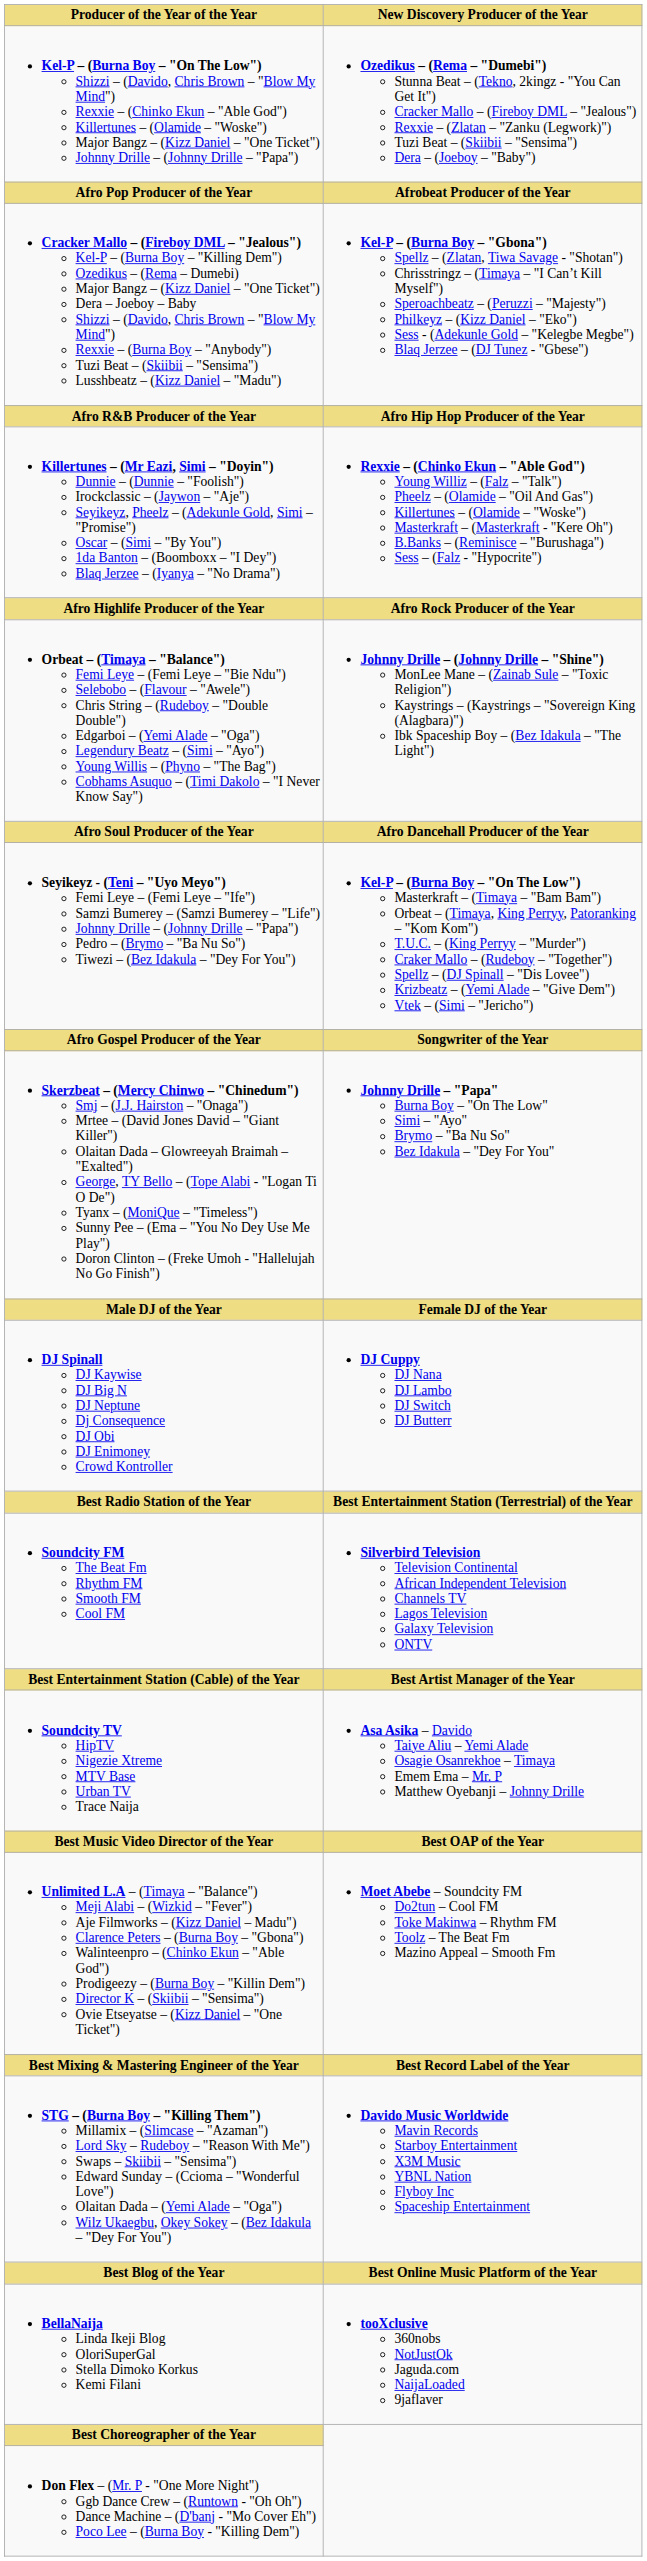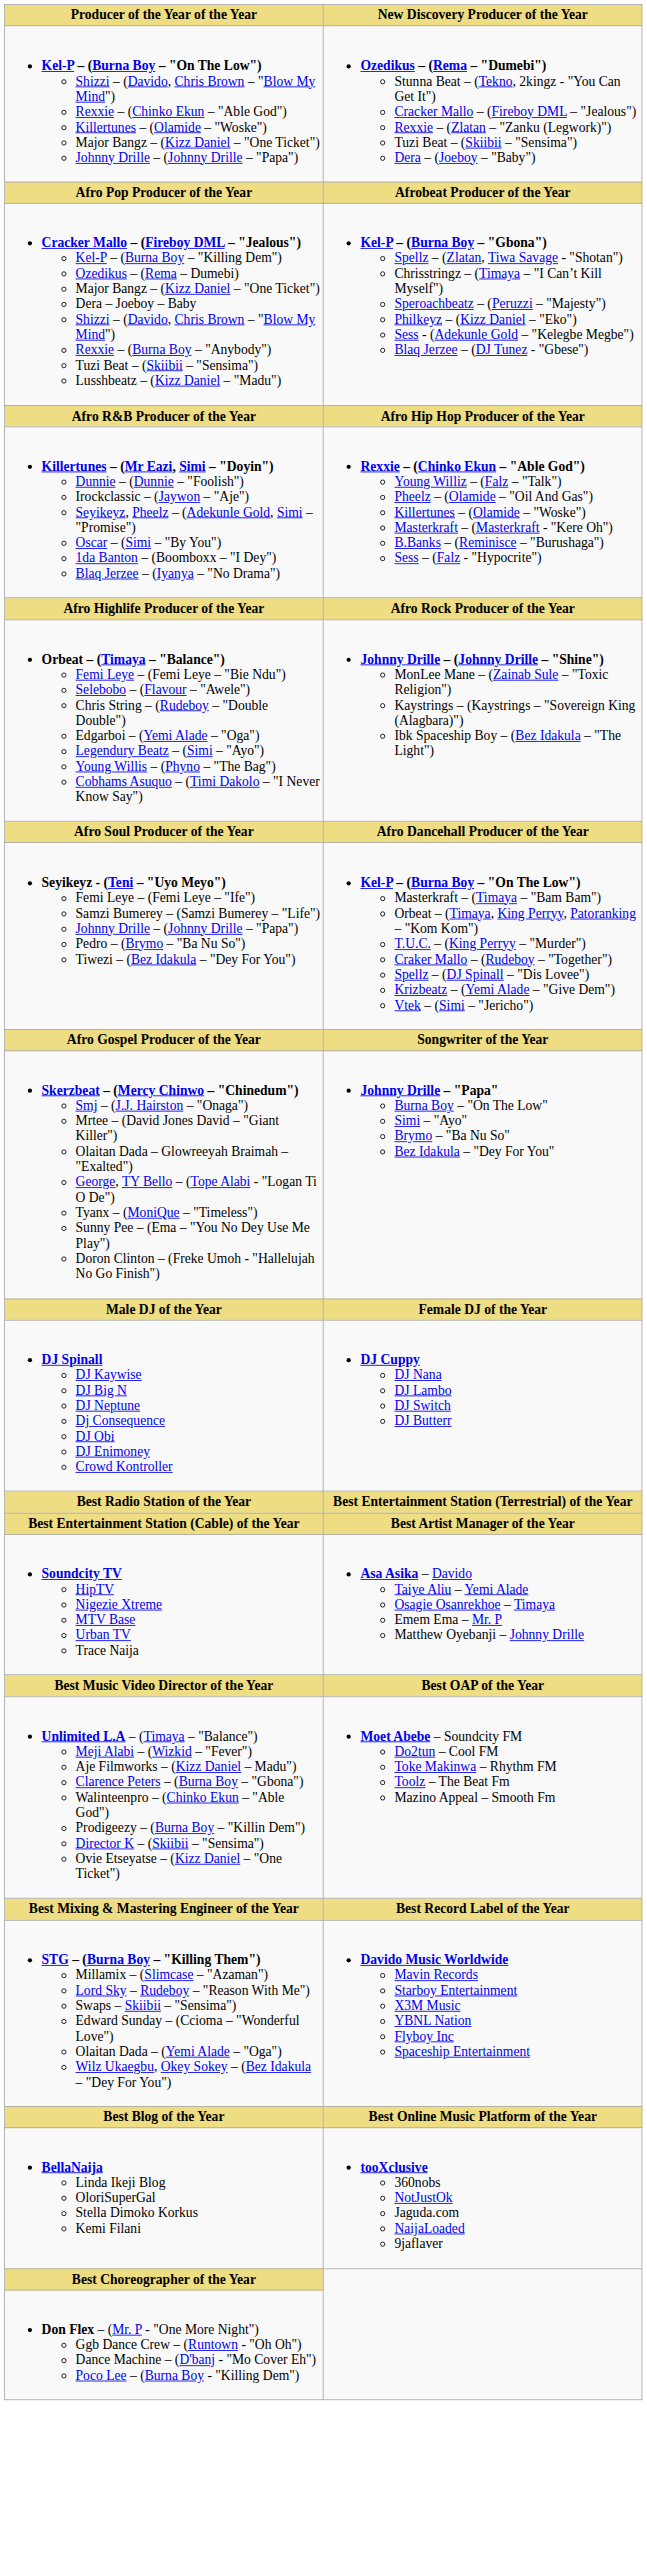- row: (164, 1583)
